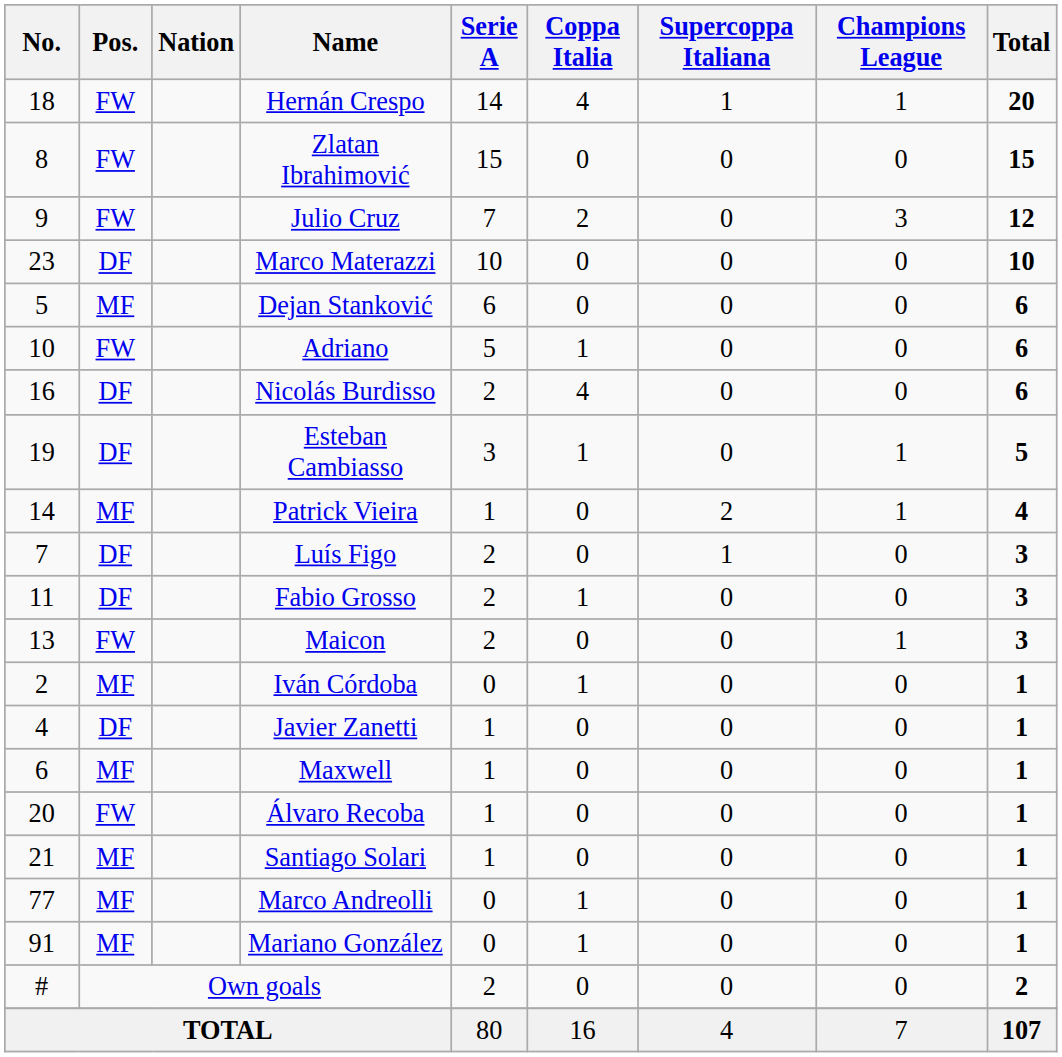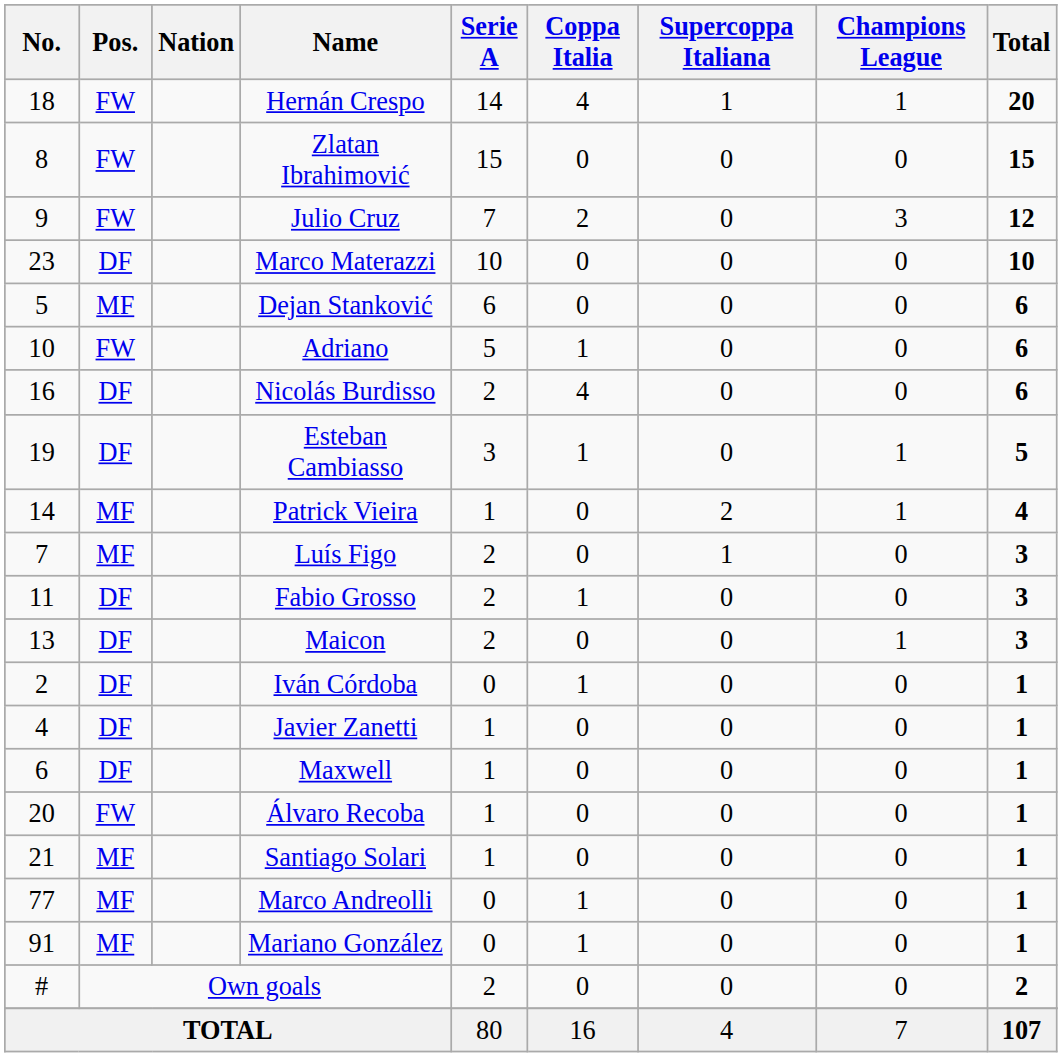(115, 553) DF -> (115, 553) MF
(115, 640) FW -> (115, 640) DF
(115, 683) MF -> (115, 683) DF
(115, 770) MF -> (115, 770) DF
